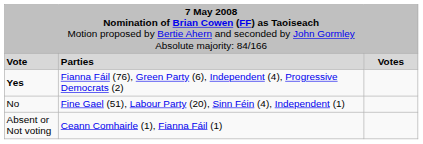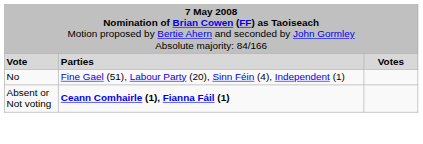- row: (15, 82)
(142, 125) normal -> (145, 98) bold
